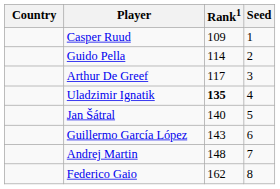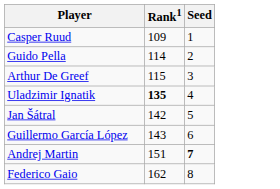- column: (34, 15)
(216, 76) 117 -> (157, 76) 115
(216, 115) 140 -> (157, 115) 142
(216, 154) 148 -> (157, 154) 151
(250, 154) normal -> (190, 154) bold
